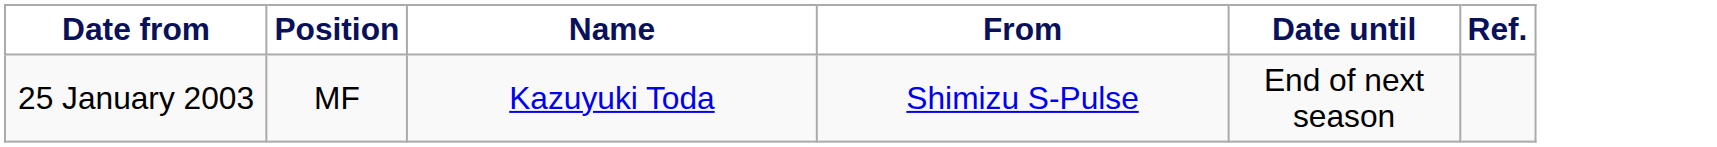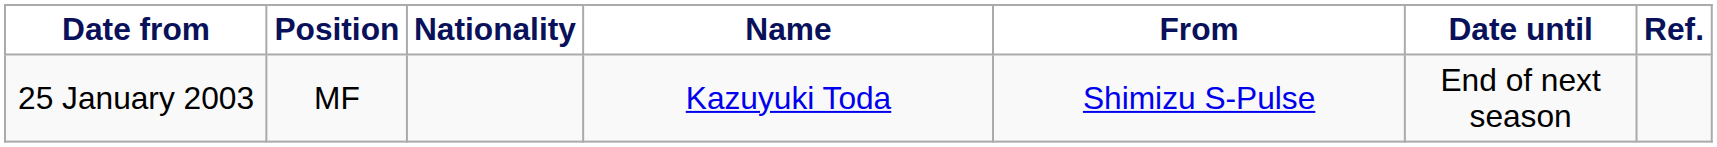+ column: (495, 29)
